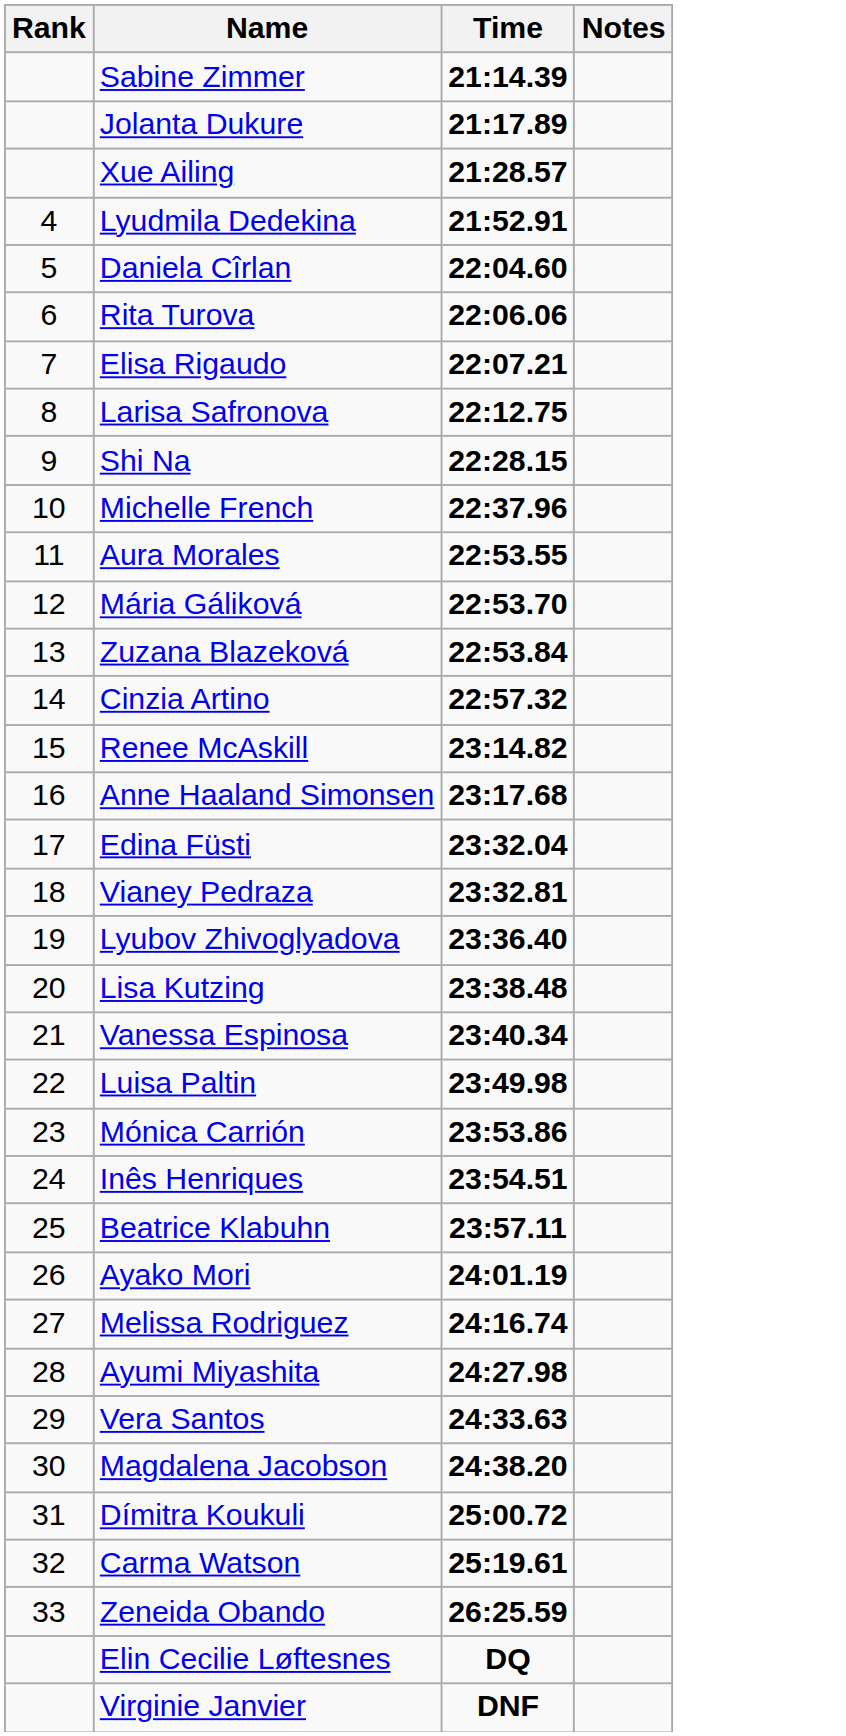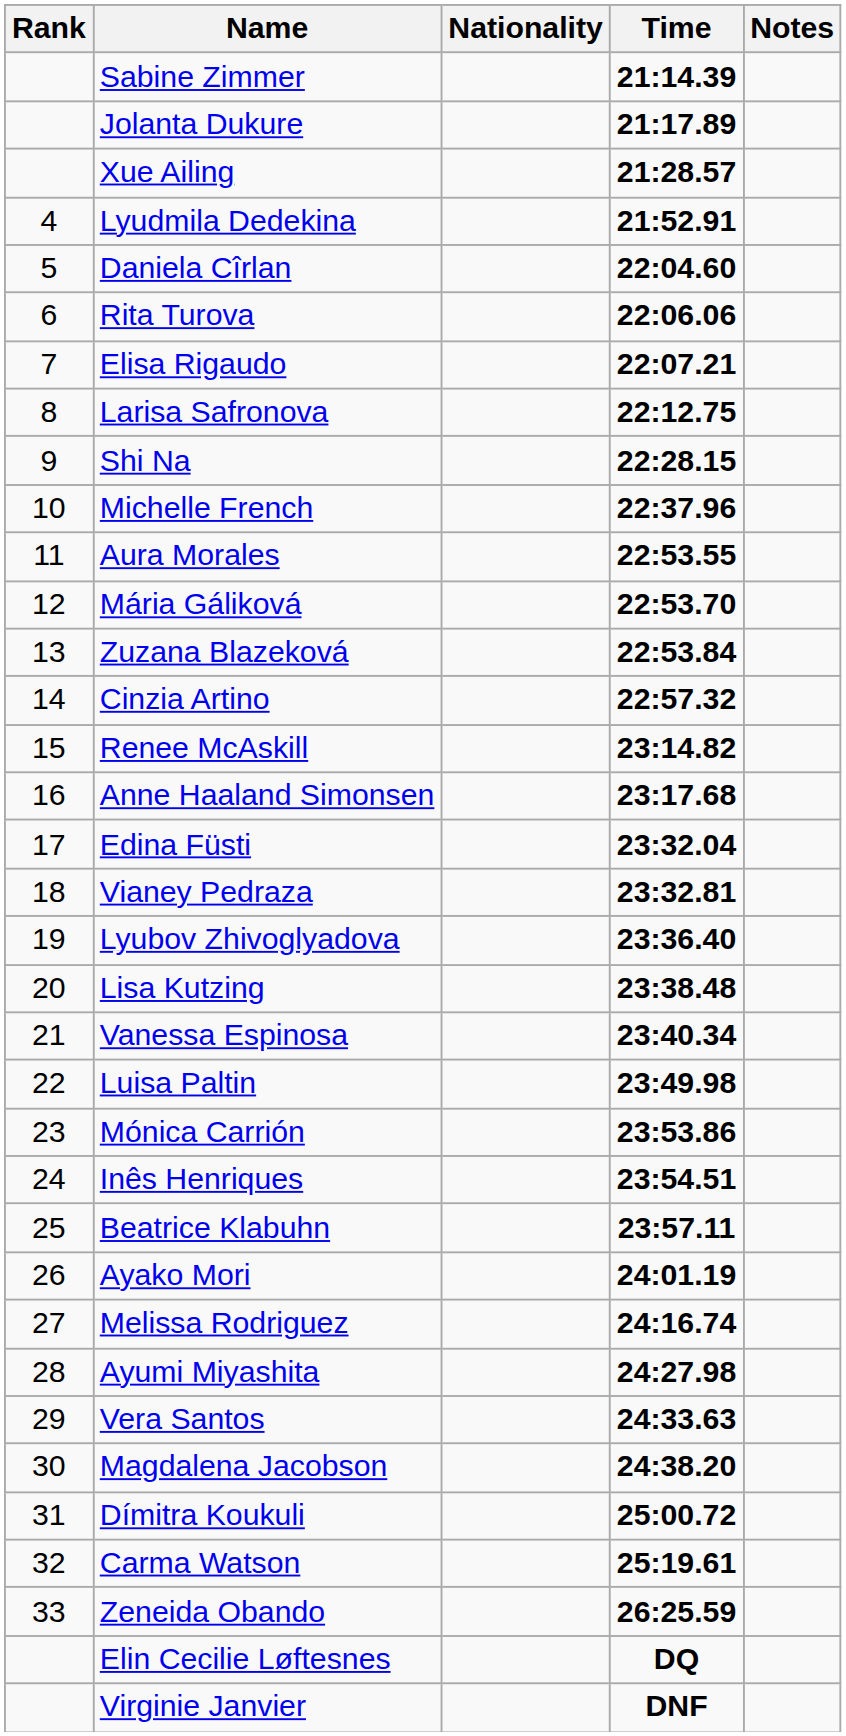+ column: (526, 28)
